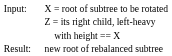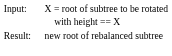- row: (100, 22)
